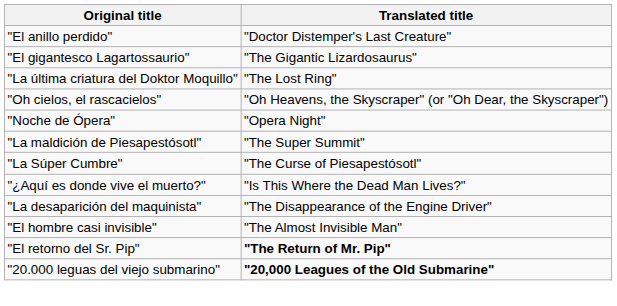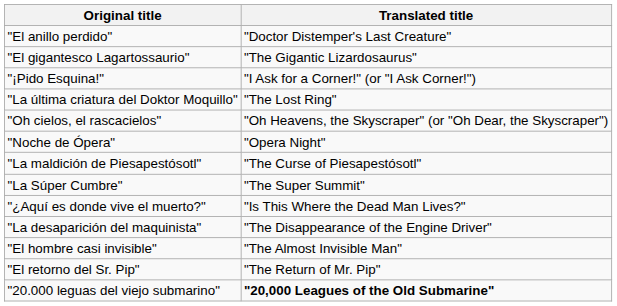+ row: (56, 79)
(304, 142) "The Super Summit" -> (333, 163) "The Curse of Piesapestósotl"
(333, 163) "The Curse of Piesapestósotl" -> (304, 185) "The Super Summit"
(317, 248) bold -> (312, 269) normal
